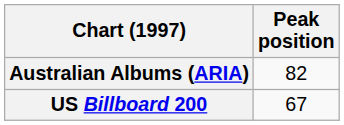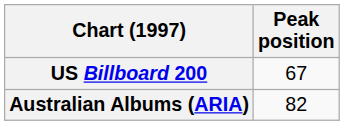rows swapped: (129, 73) <-> (129, 104)
